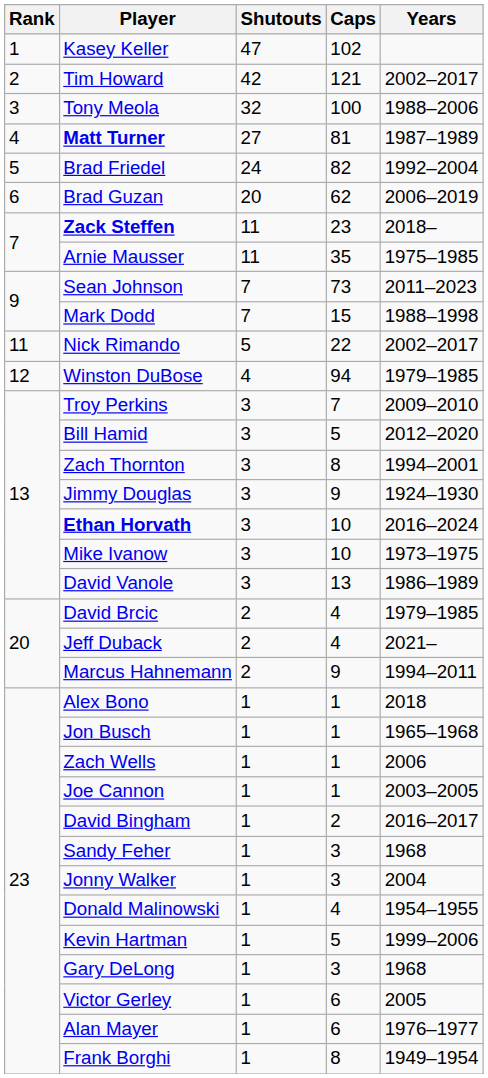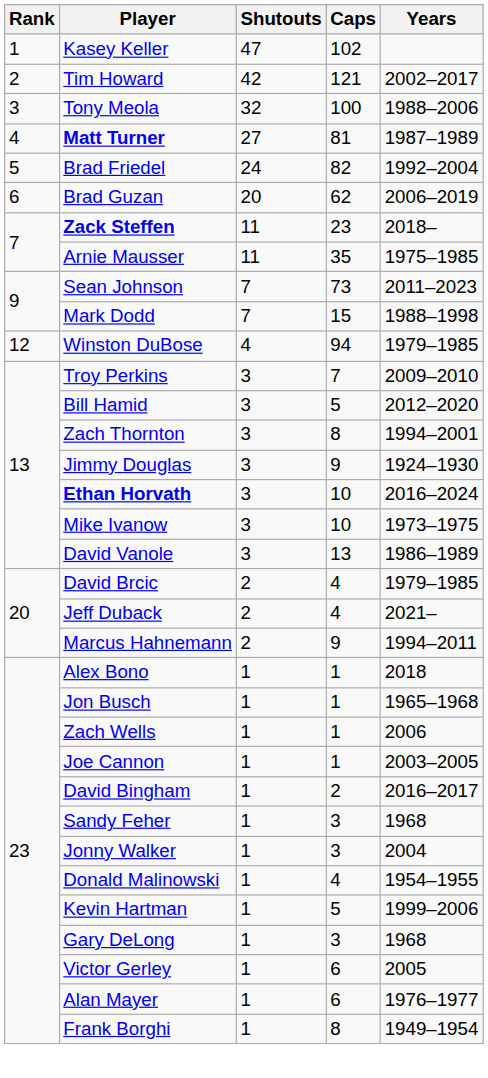- row: (122, 345)
